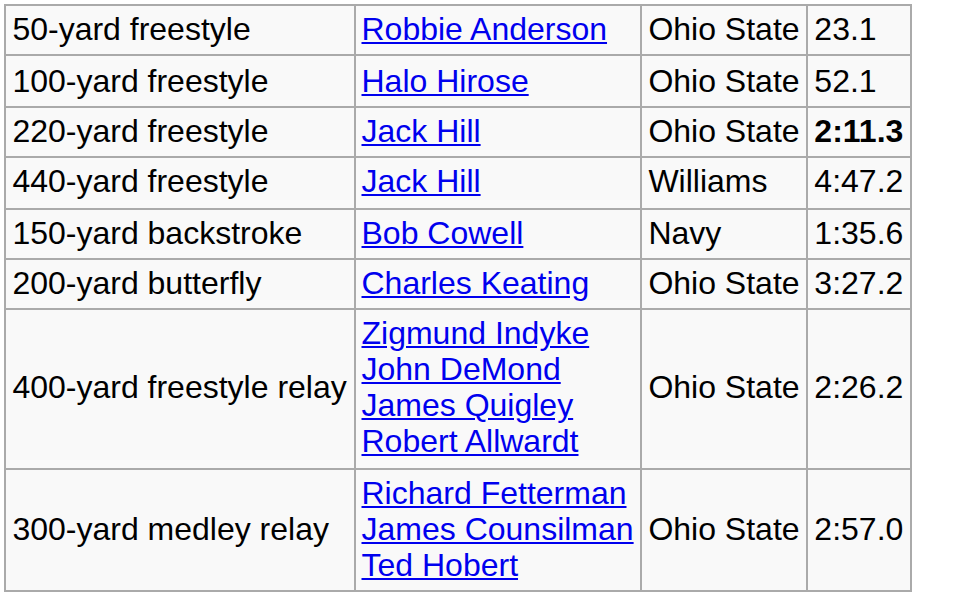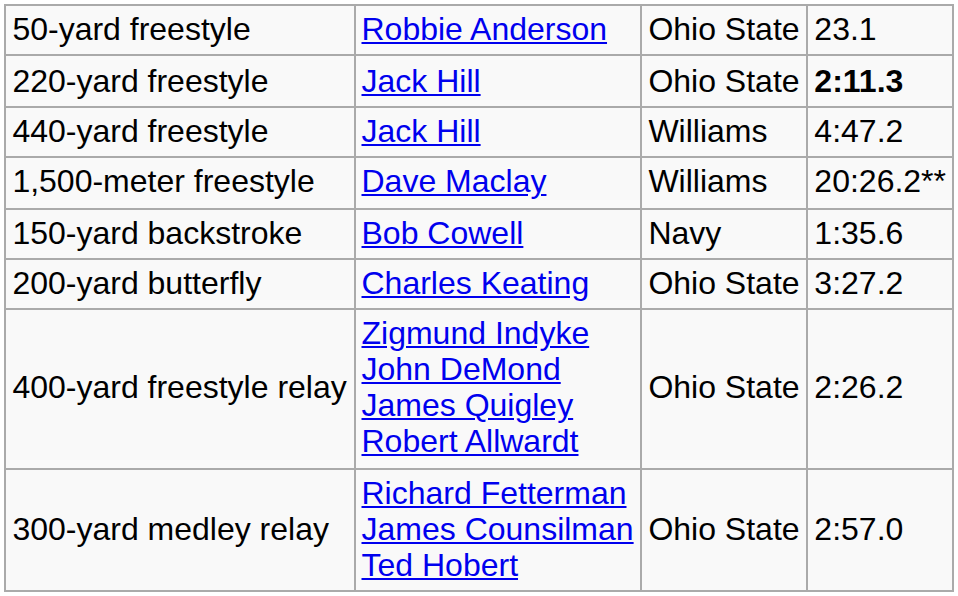- row: (140, 80)
+ row: (164, 182)
